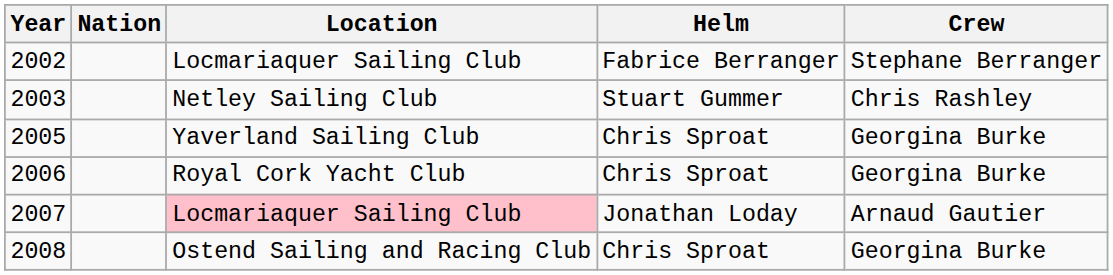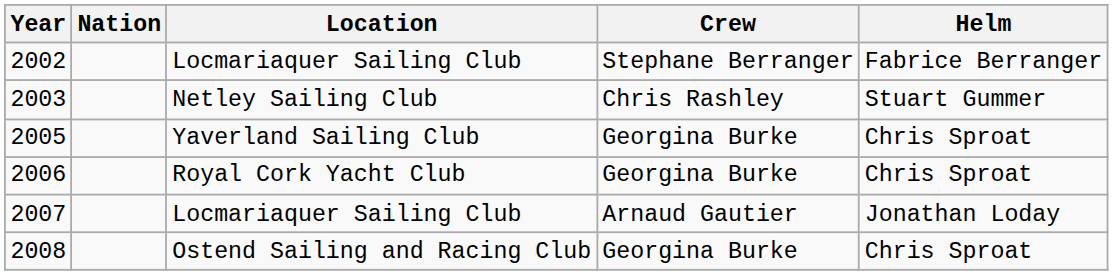columns swapped: (721, 24) <-> (976, 24)
(347, 213) pink background -> (347, 213) no background
